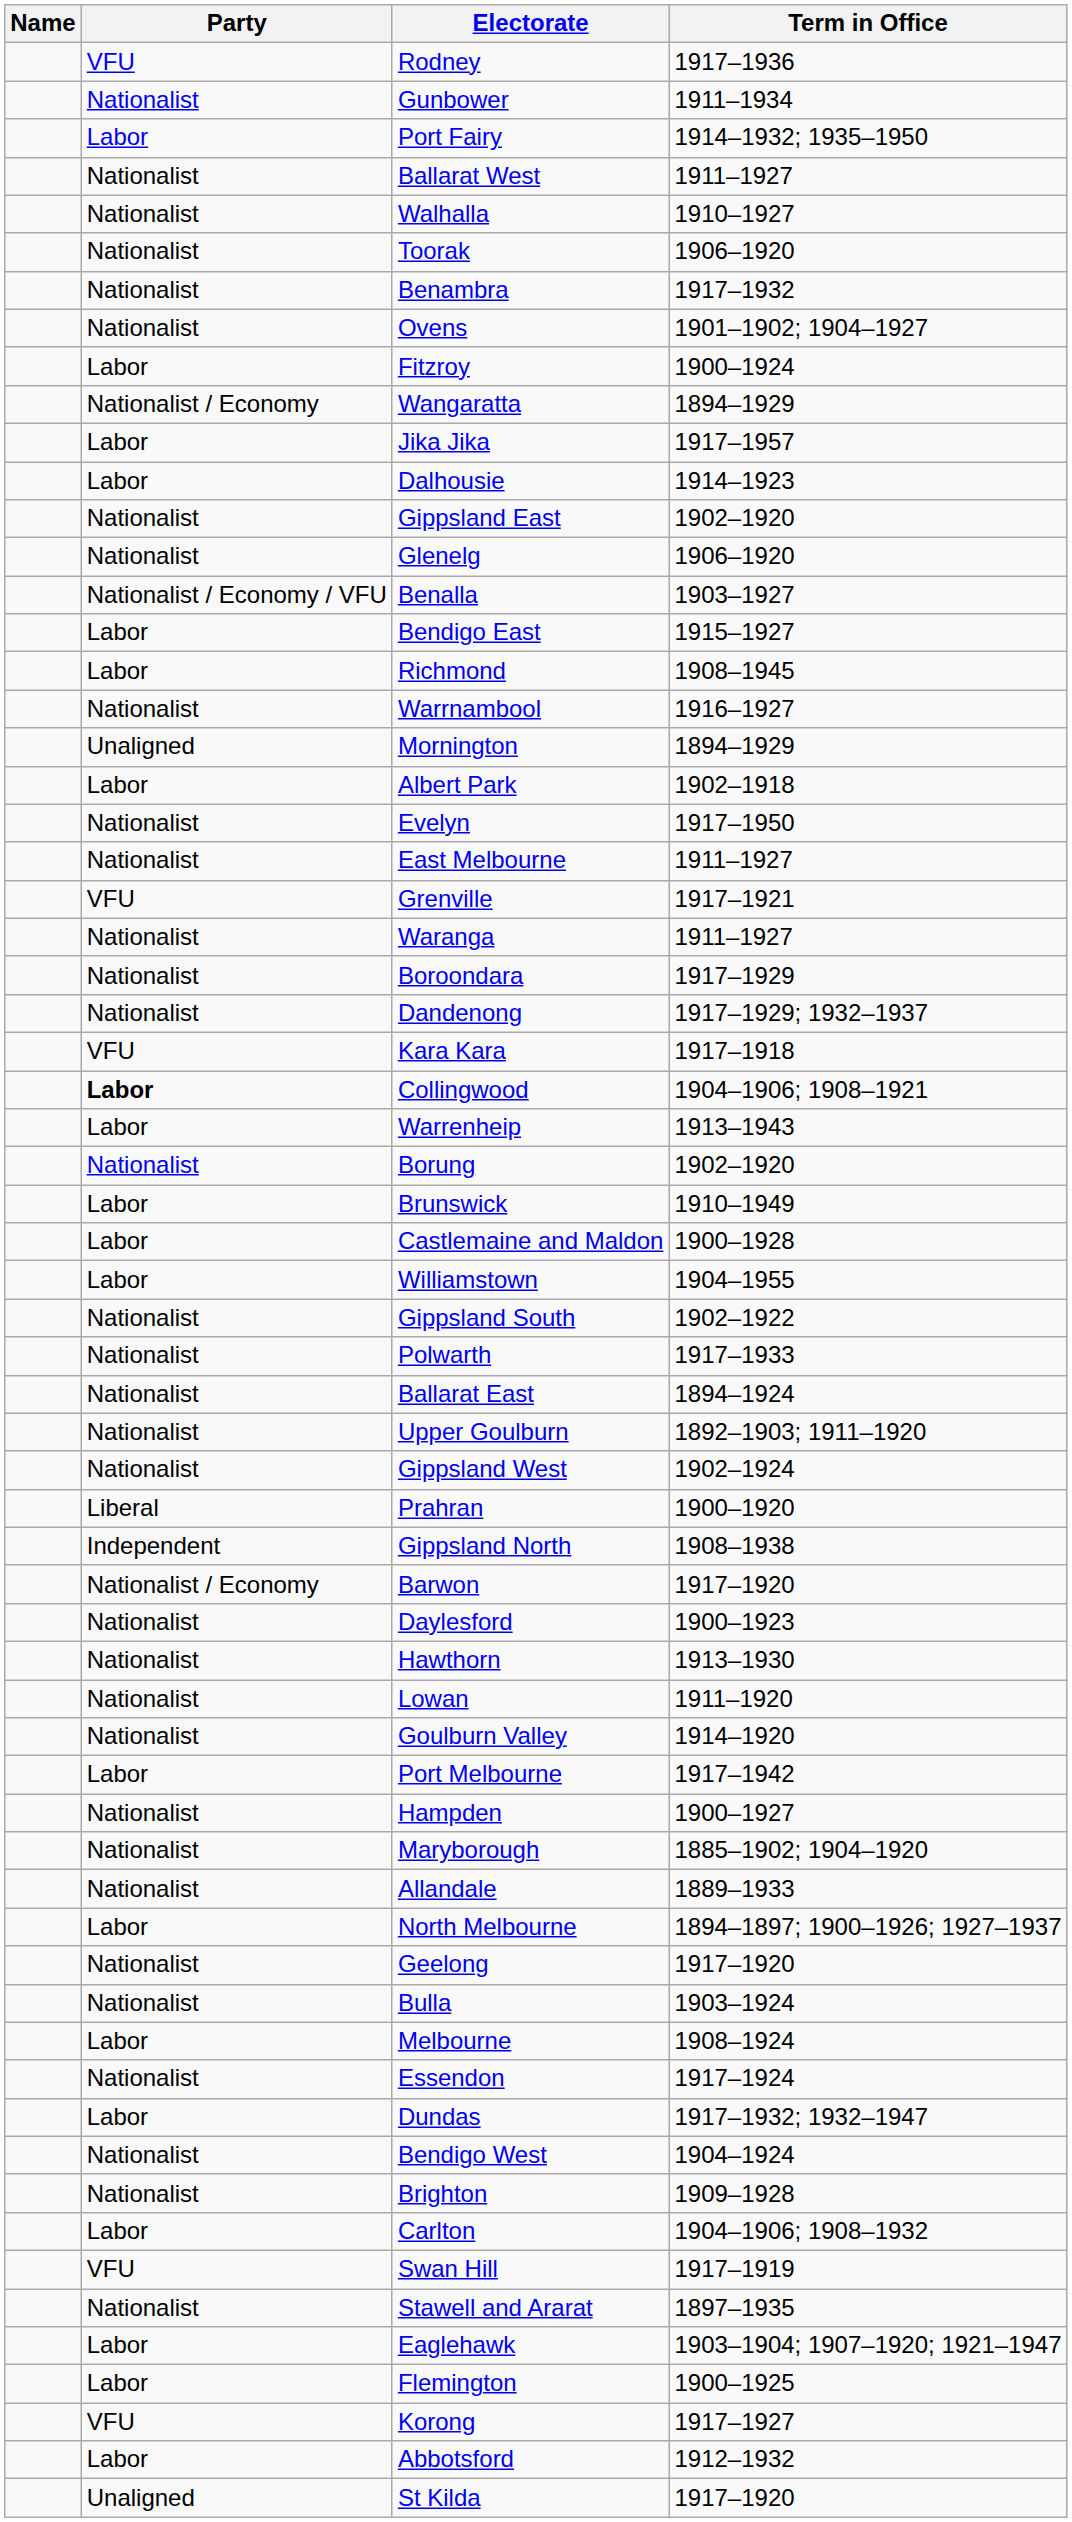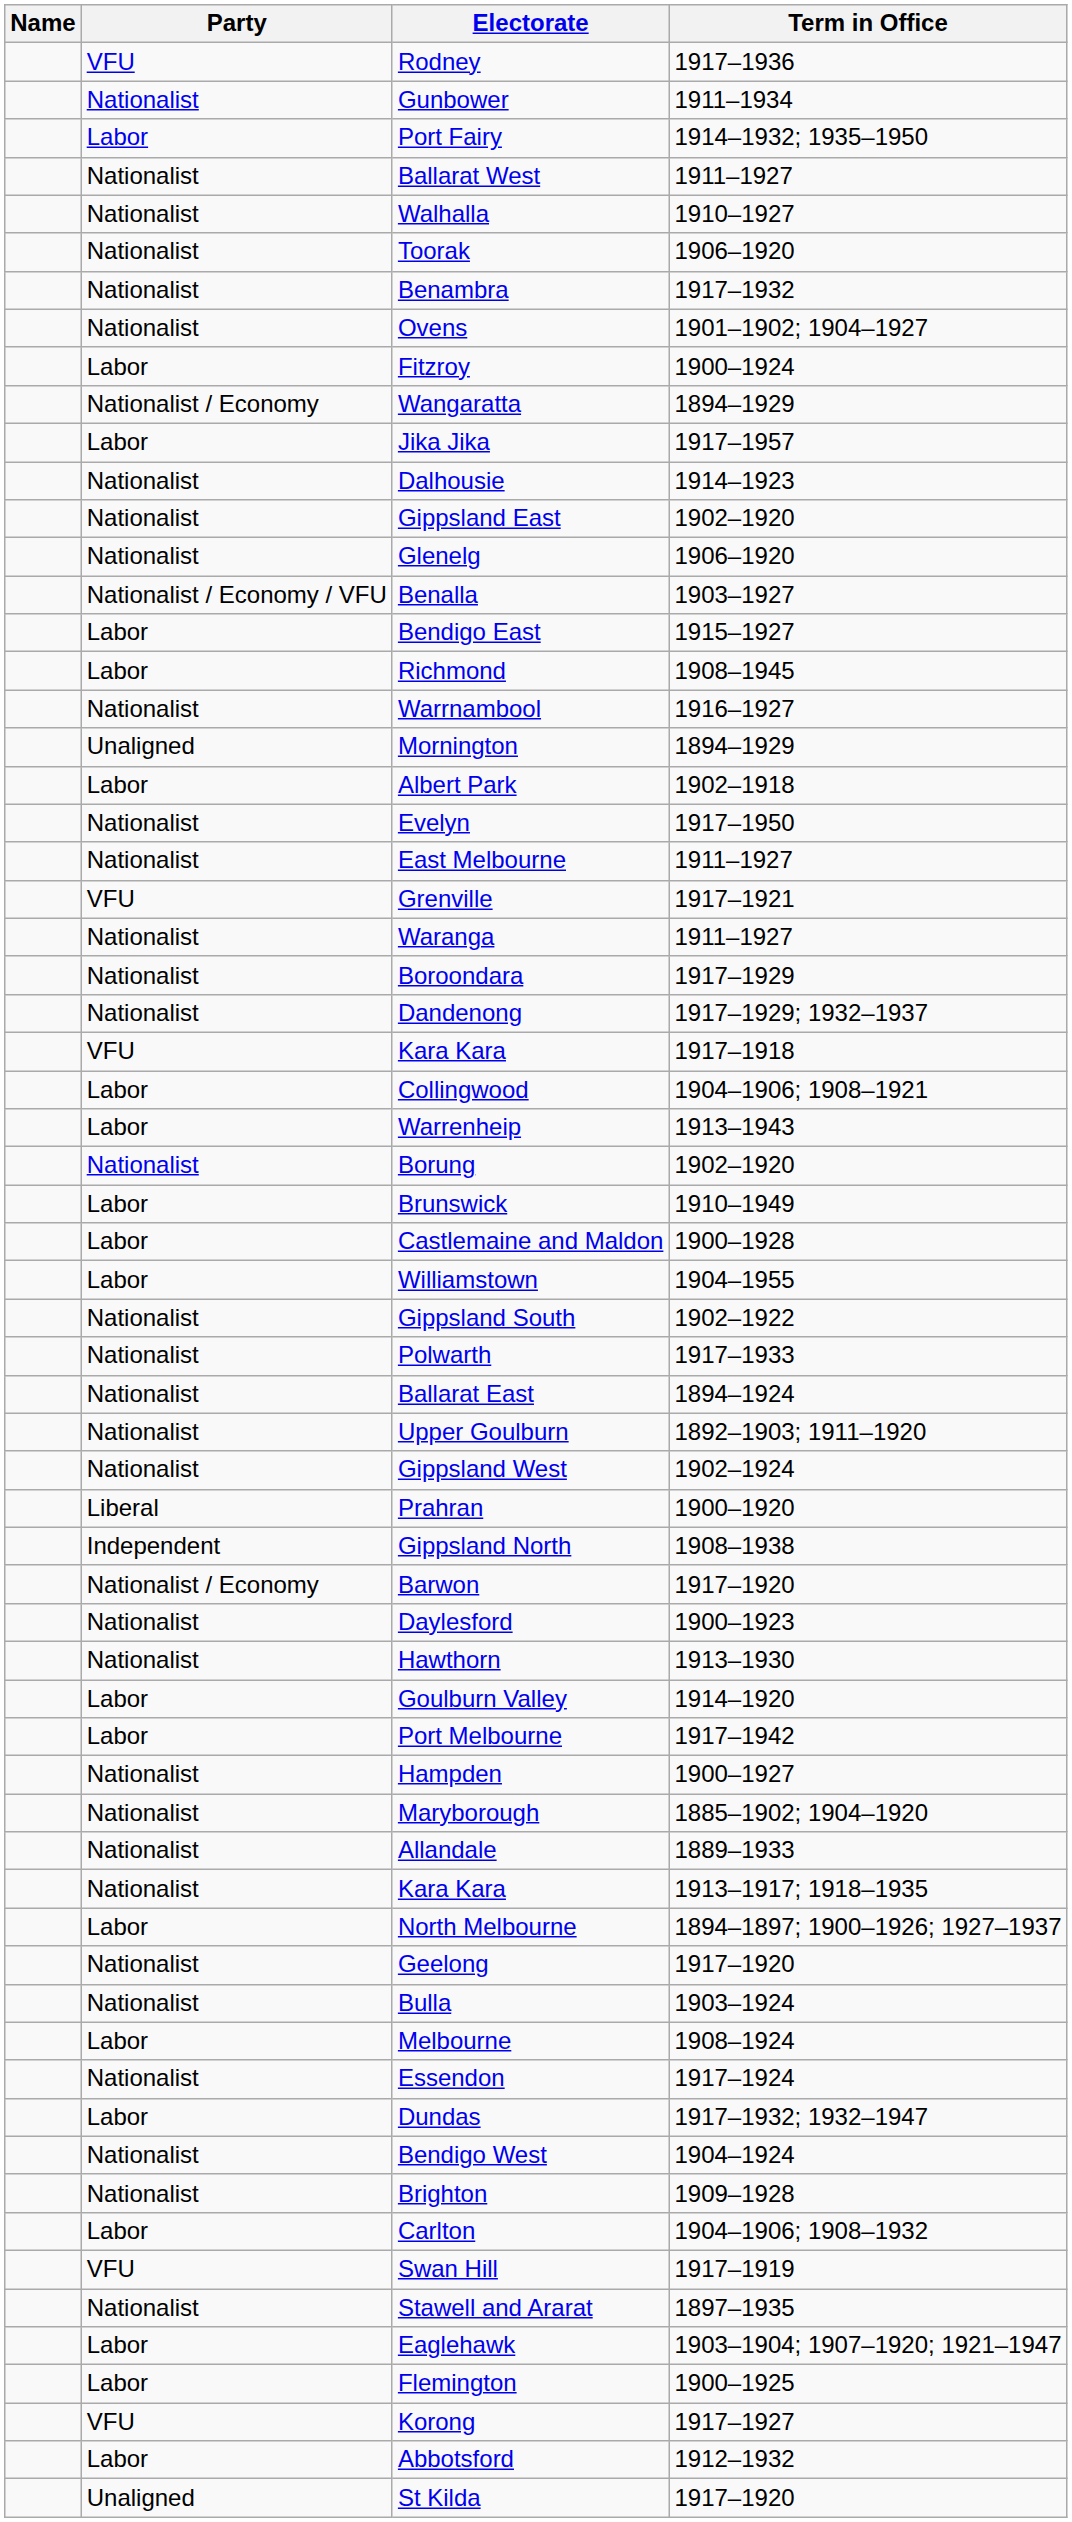(117, 480) Labor -> (143, 480) Nationalist
(120, 1089) bold -> (117, 1089) normal
- row: (433, 1698)
(143, 1736) Nationalist -> (117, 1698) Labor
+ row: (452, 1888)
